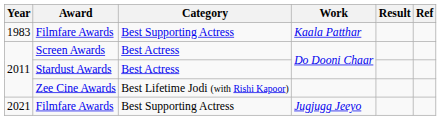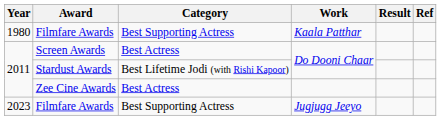(19, 32) 1983 -> (19, 32) 1980
(150, 69) Best Actress -> (205, 69) Best Lifetime Jodi (with Rishi Kapoor)
(205, 87) Best Lifetime Jodi (with Rishi Kapoor) -> (150, 87) Best Actress
(19, 106) 2021 -> (19, 106) 2023
